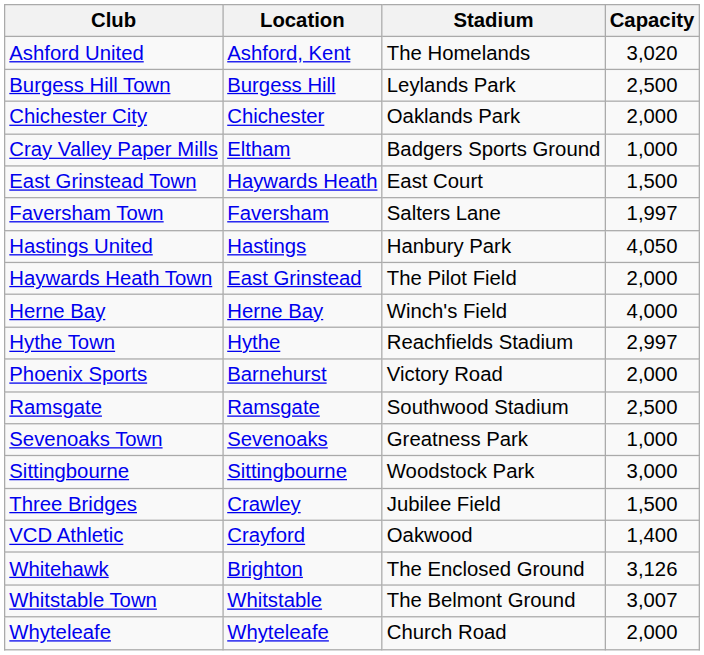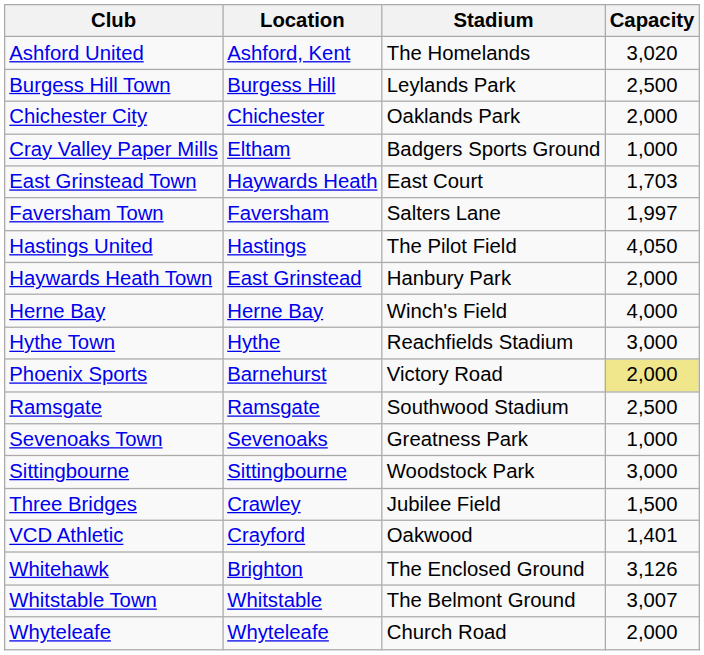(652, 181) 1,500 -> (652, 181) 1,703
(449, 246) Hanbury Park -> (452, 246) The Pilot Field
(452, 278) The Pilot Field -> (449, 278) Hanbury Park
(652, 342) 2,997 -> (652, 342) 3,000
(652, 375) no background -> (652, 375) khaki background
(652, 536) 1,400 -> (652, 536) 1,401
